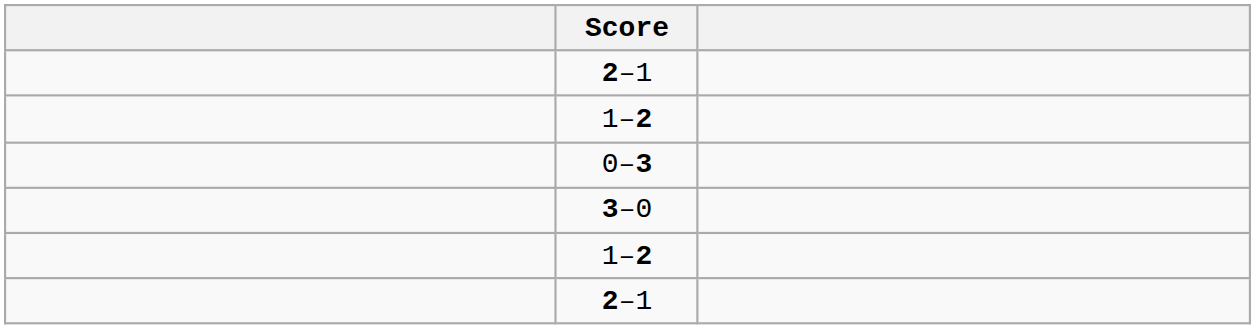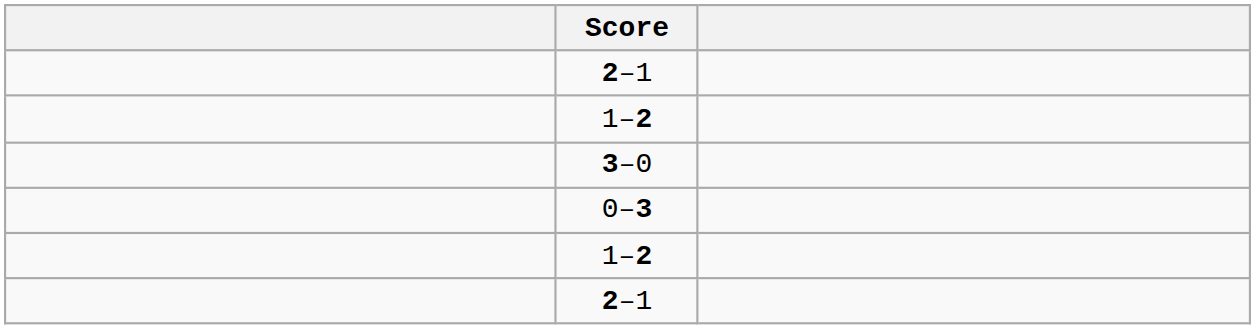rows swapped: (280, 210) <-> (280, 165)
